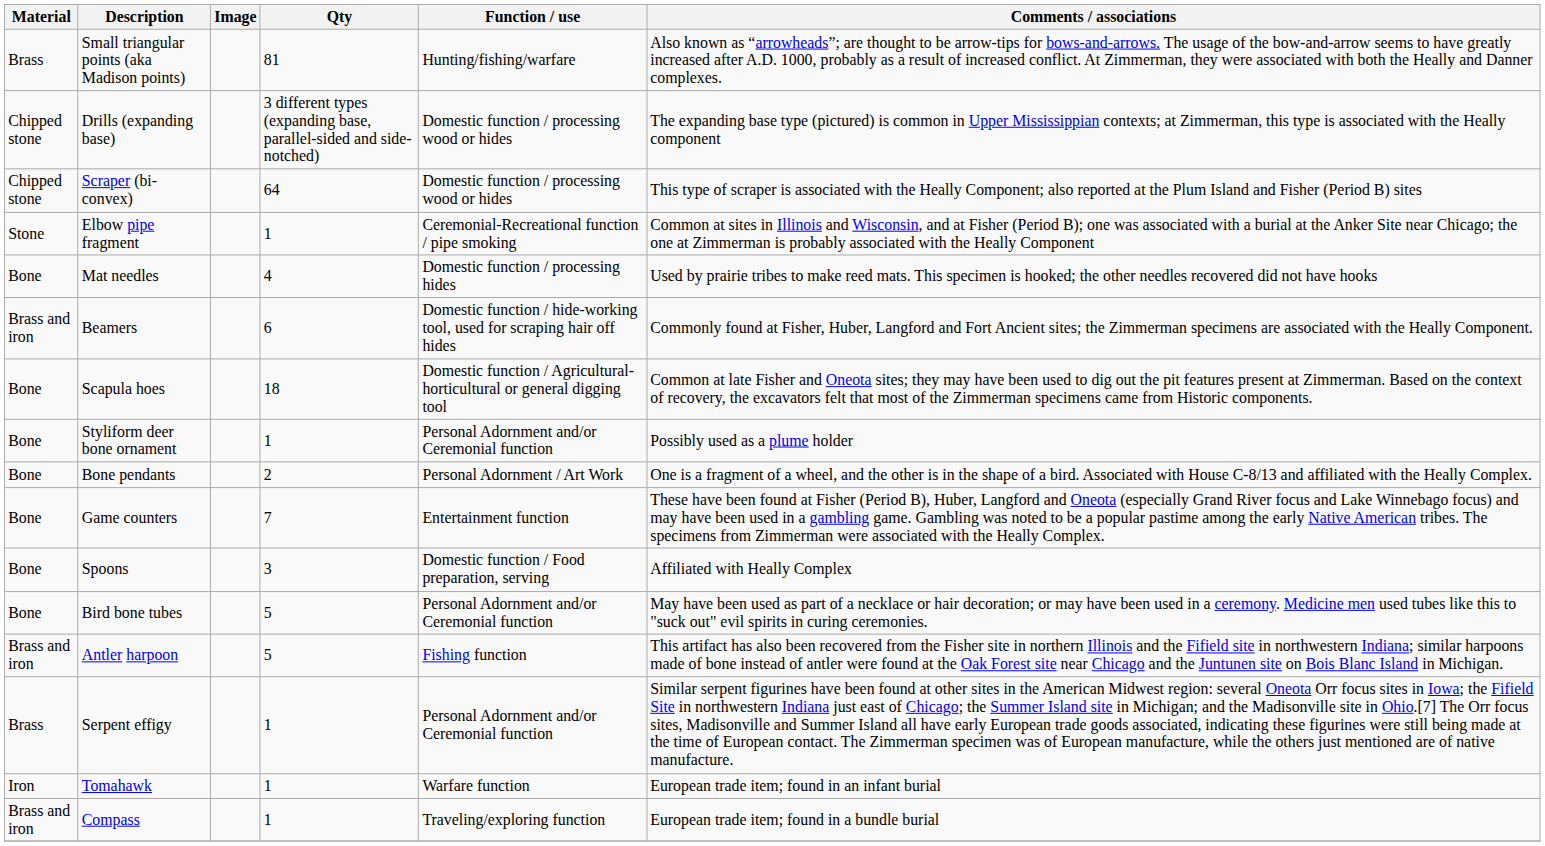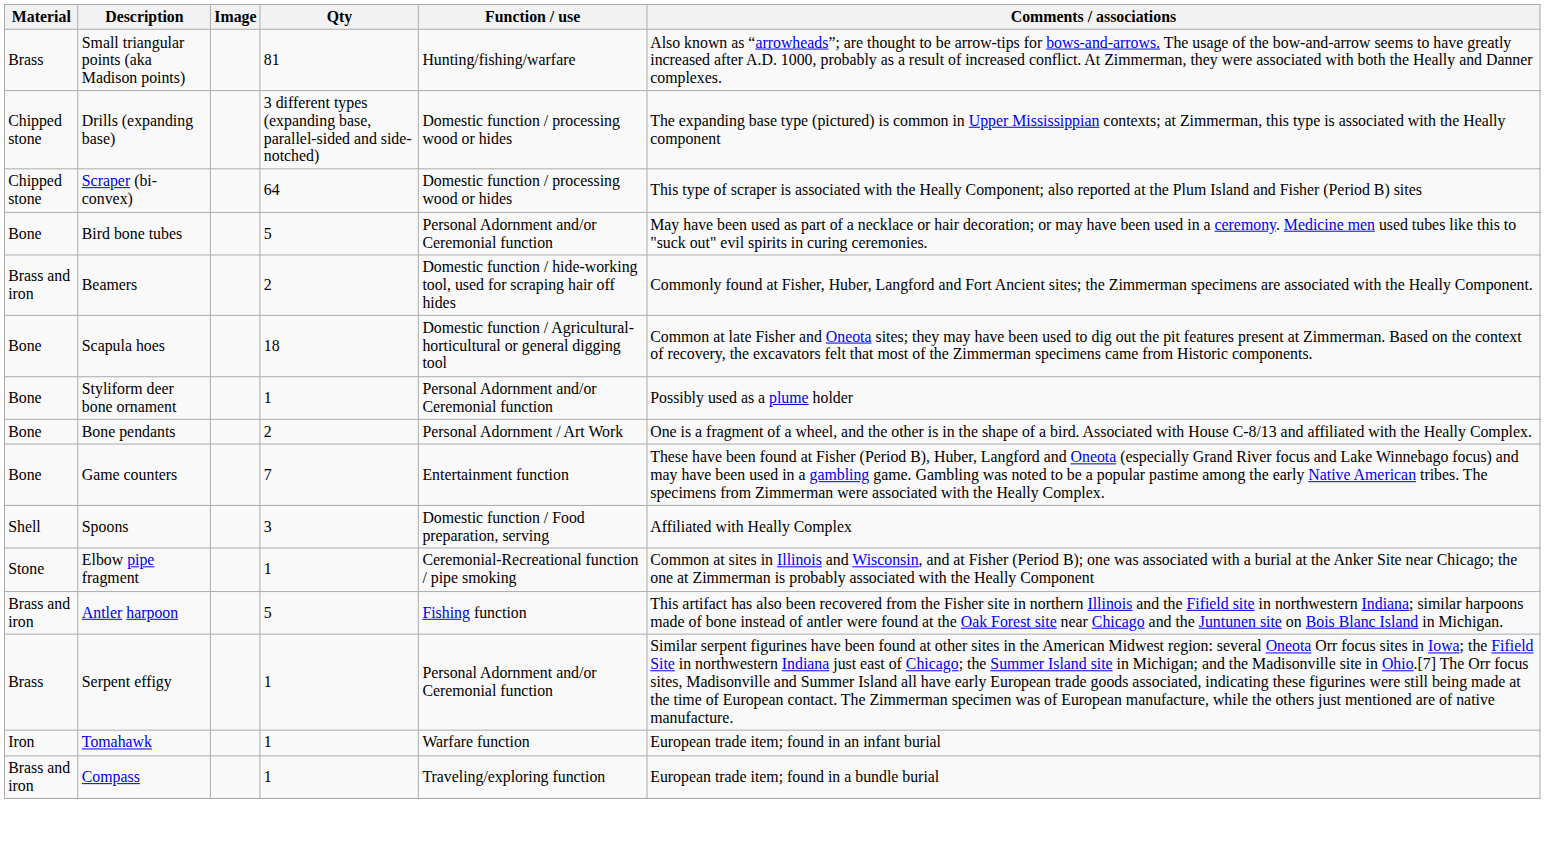rows swapped: (118, 233) <-> (132, 612)
- row: (120, 276)
(268, 328) 6 -> (268, 285) 2
(25, 569) Bone -> (24, 526) Shell
